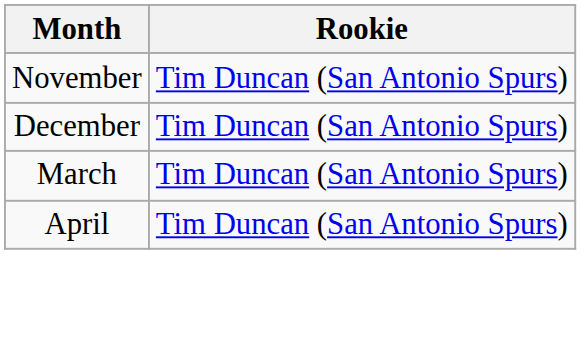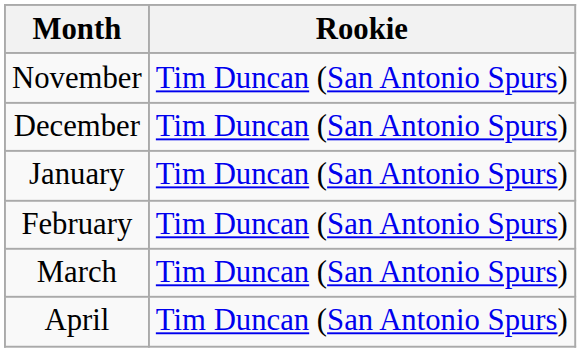+ row: (77, 175)
+ row: (77, 223)
